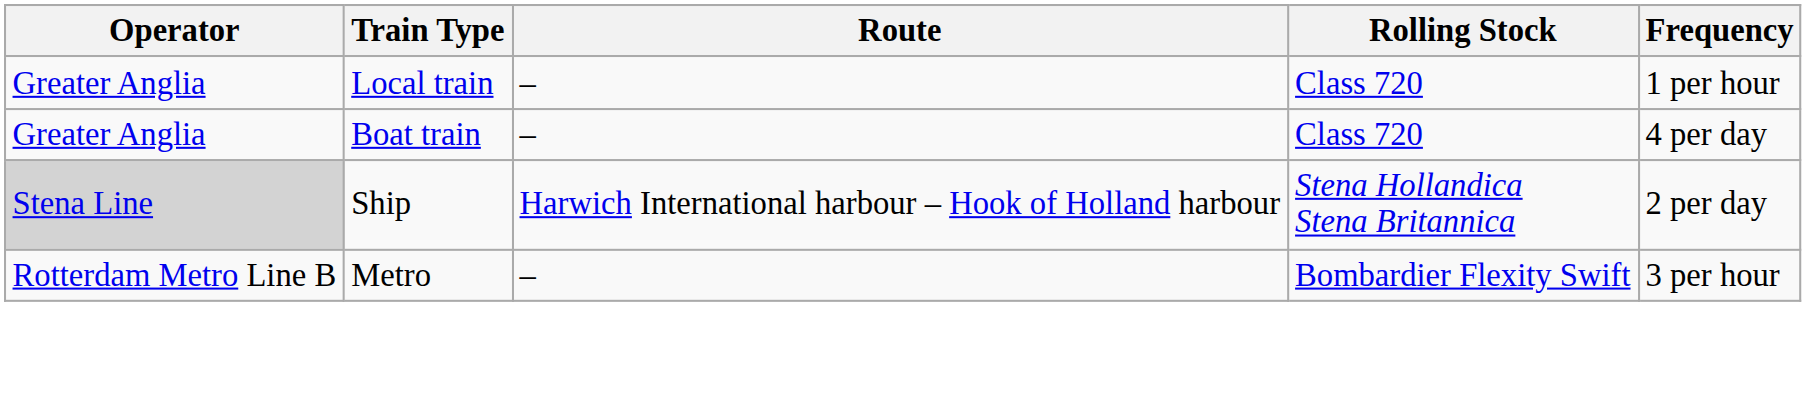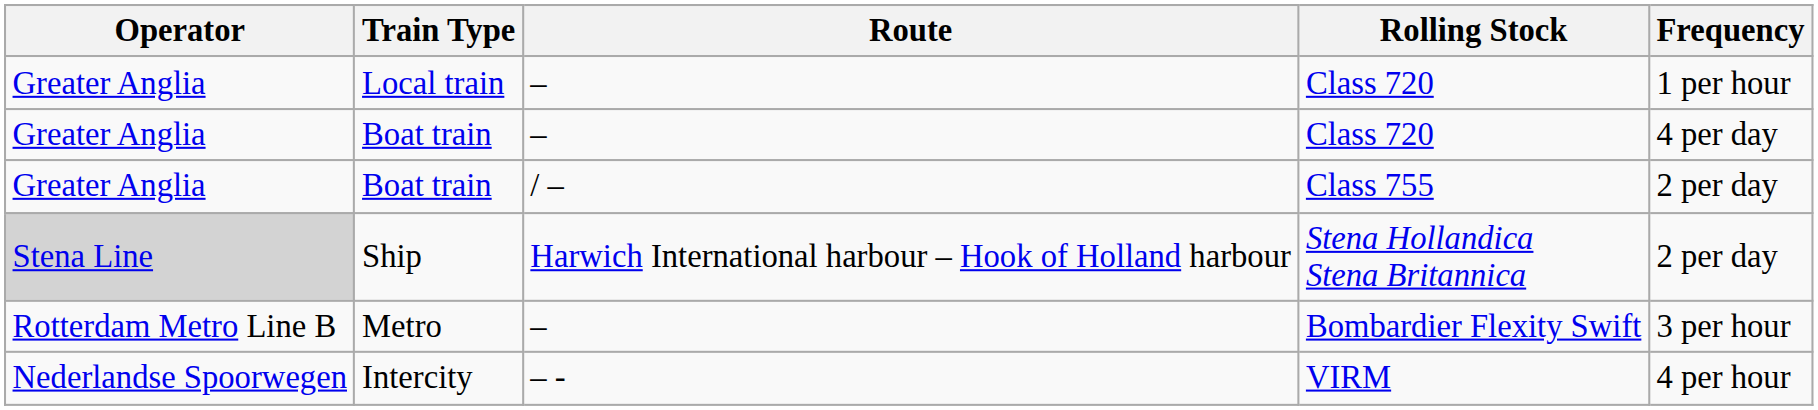+ row: (427, 185)
+ row: (417, 377)
